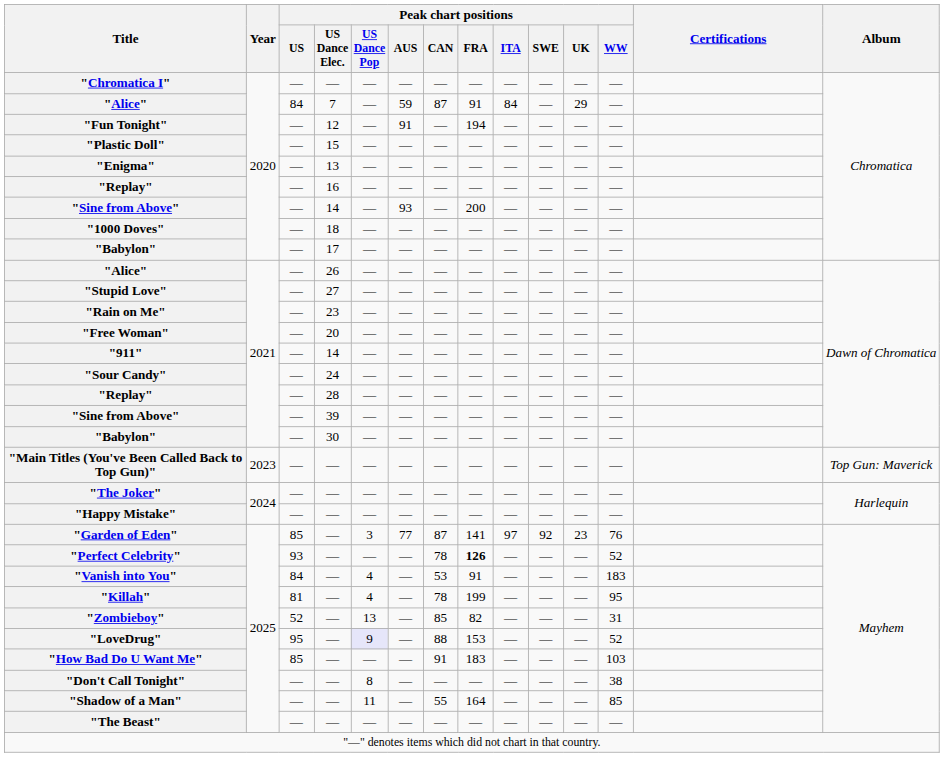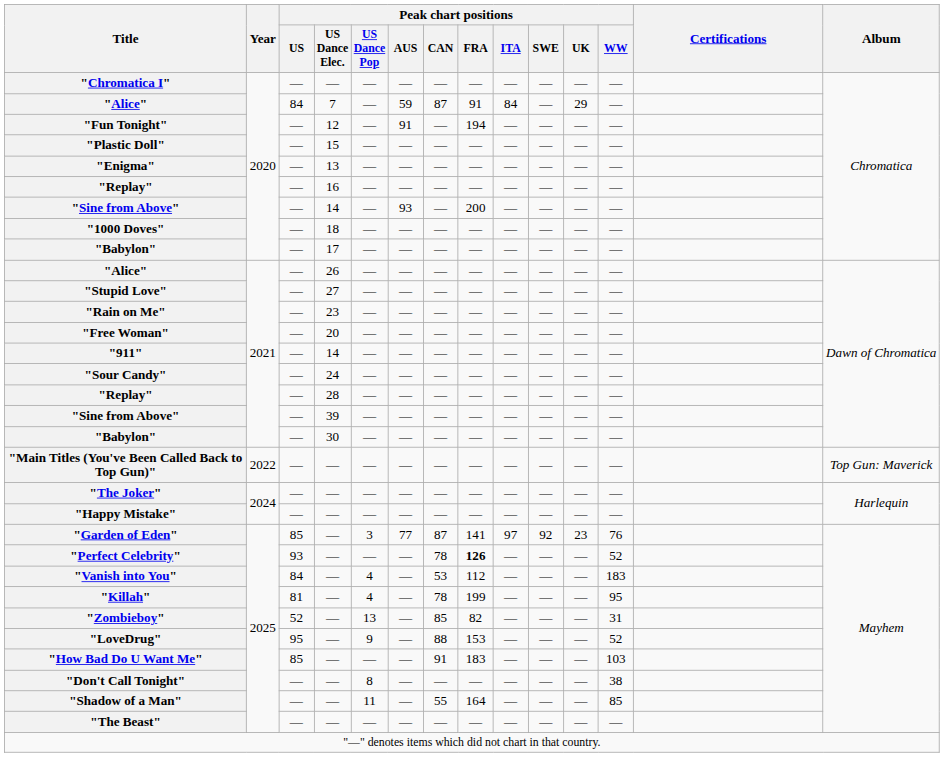(263, 464) 2023 -> (263, 464) 2022
(476, 576) 91 -> (476, 576) 112
(369, 638) lavender background -> (369, 638) no background
